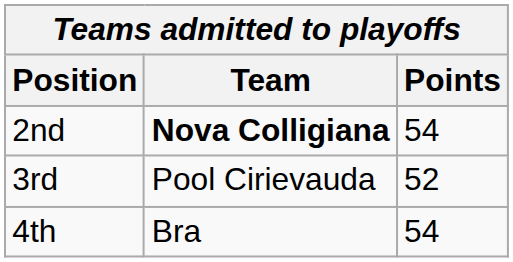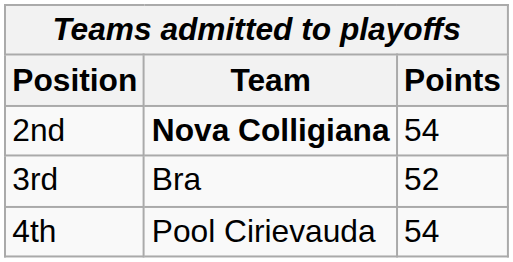(264, 180) Pool Cirievauda -> (177, 180) Bra
(177, 230) Bra -> (264, 230) Pool Cirievauda
